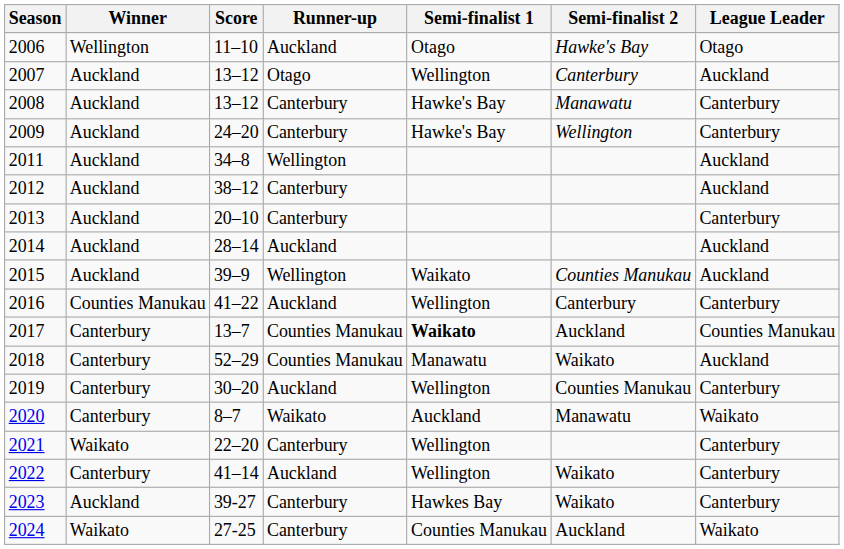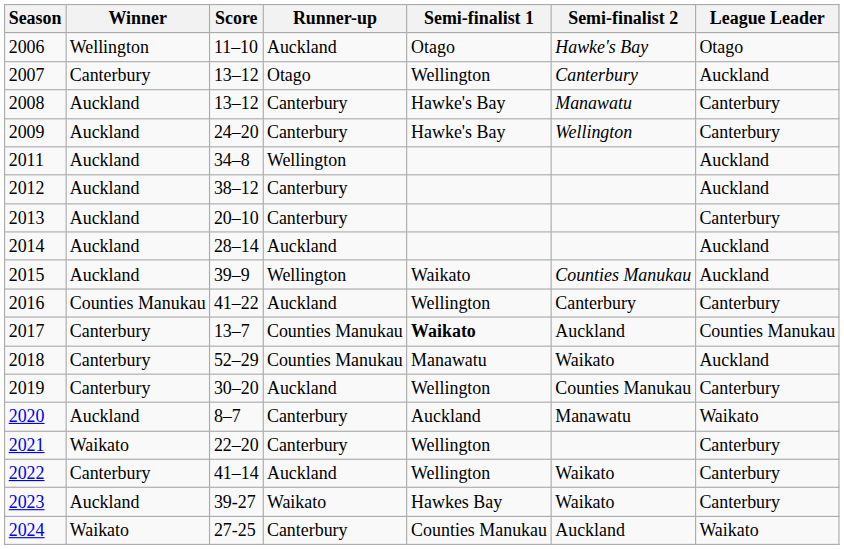(105, 75) Auckland -> (110, 75) Canterbury
(110, 416) Canterbury -> (105, 416) Auckland
(297, 416) Waikato -> (307, 416) Canterbury
(307, 501) Canterbury -> (297, 501) Waikato
